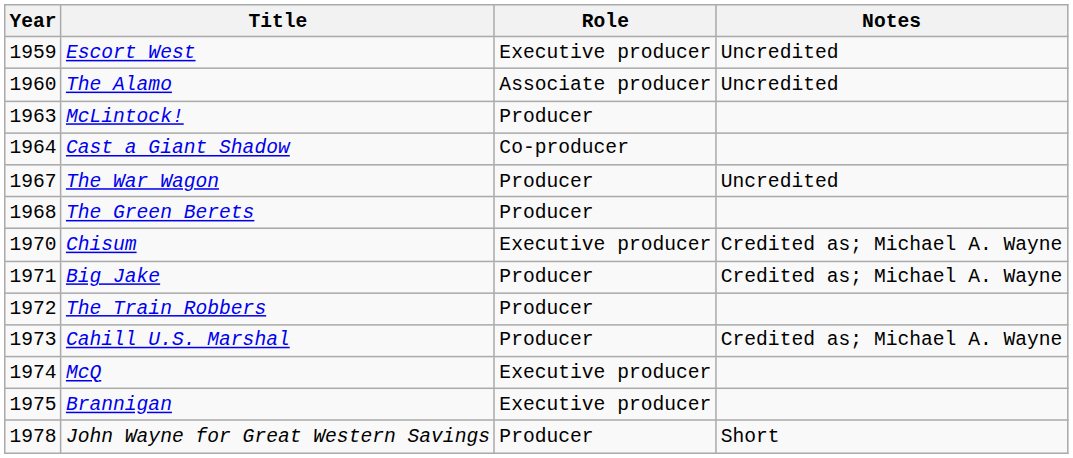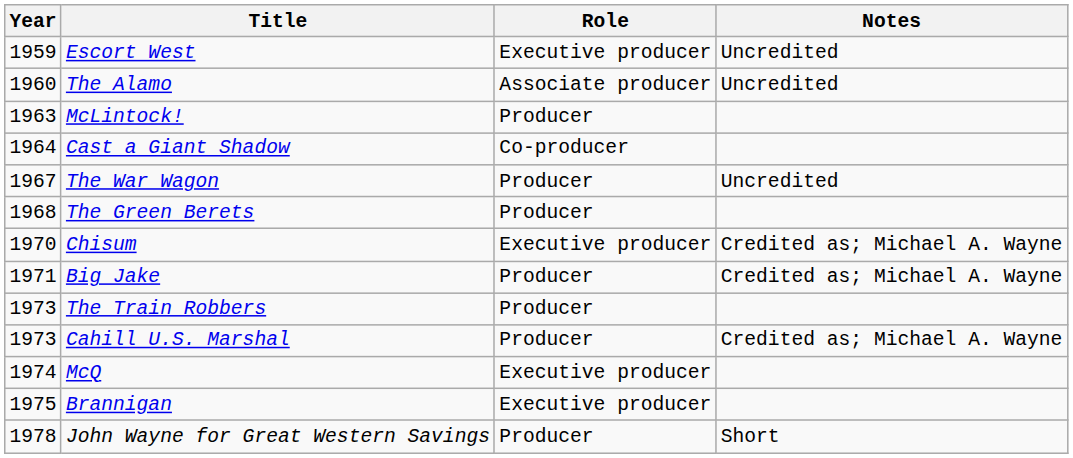(33, 309) 1972 -> (33, 309) 1973
